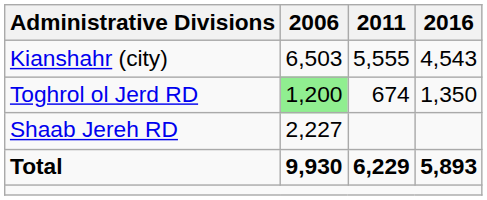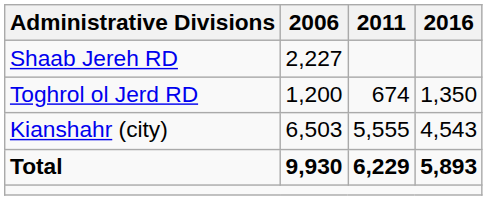rows swapped: (94, 130) <-> (89, 58)
(314, 94) lightgreen background -> (314, 94) no background
